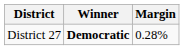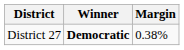(151, 34) 0.28% -> (151, 34) 0.38%
